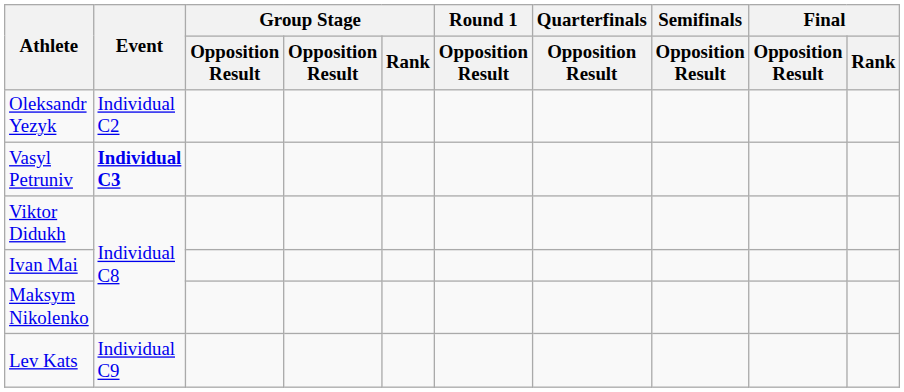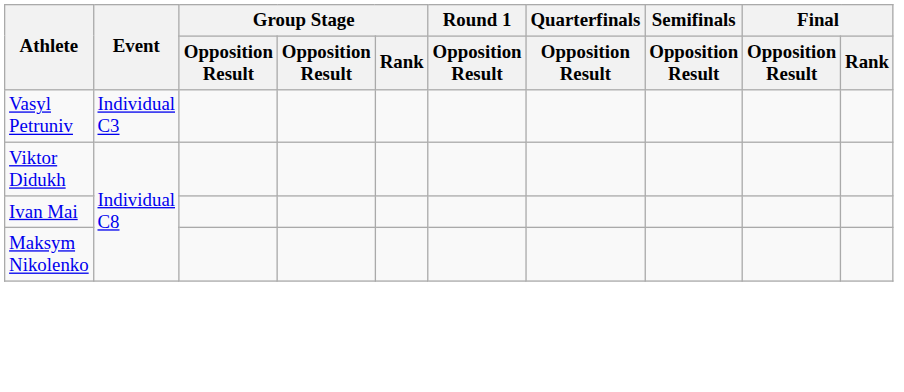- row: (48, 116)
(139, 169) bold -> (136, 116) normal
- row: (43, 360)
